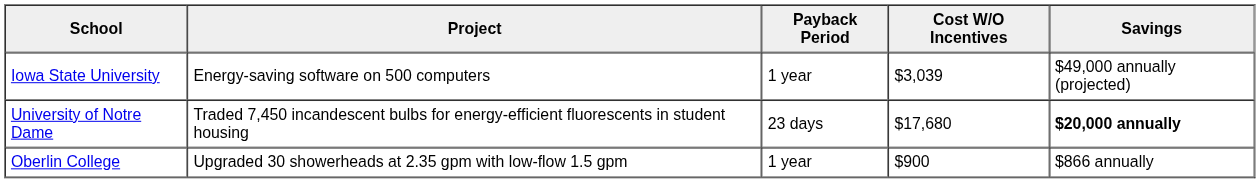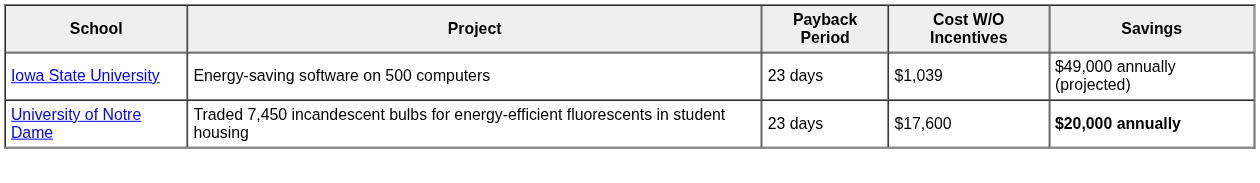(790, 76) 1 year -> (795, 76) 23 days
(919, 76) $3,039 -> (919, 76) $1,039
(923, 123) $17,680 -> (923, 123) $17,600
- row: (66, 162)
